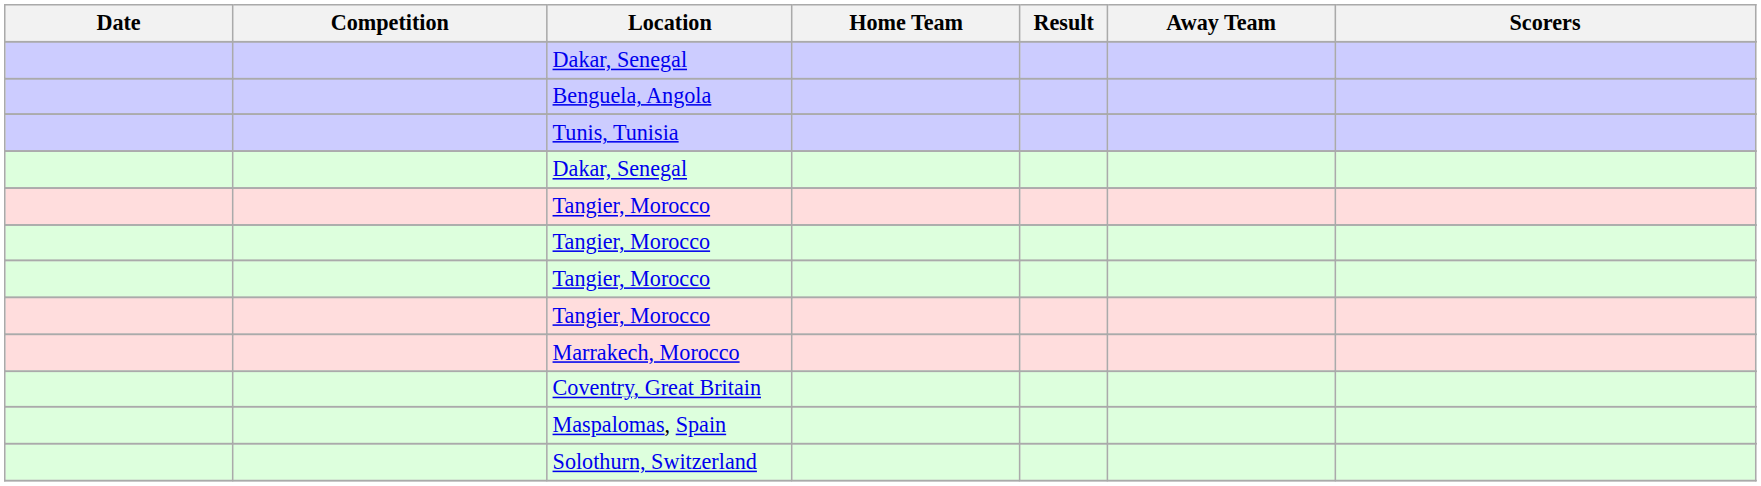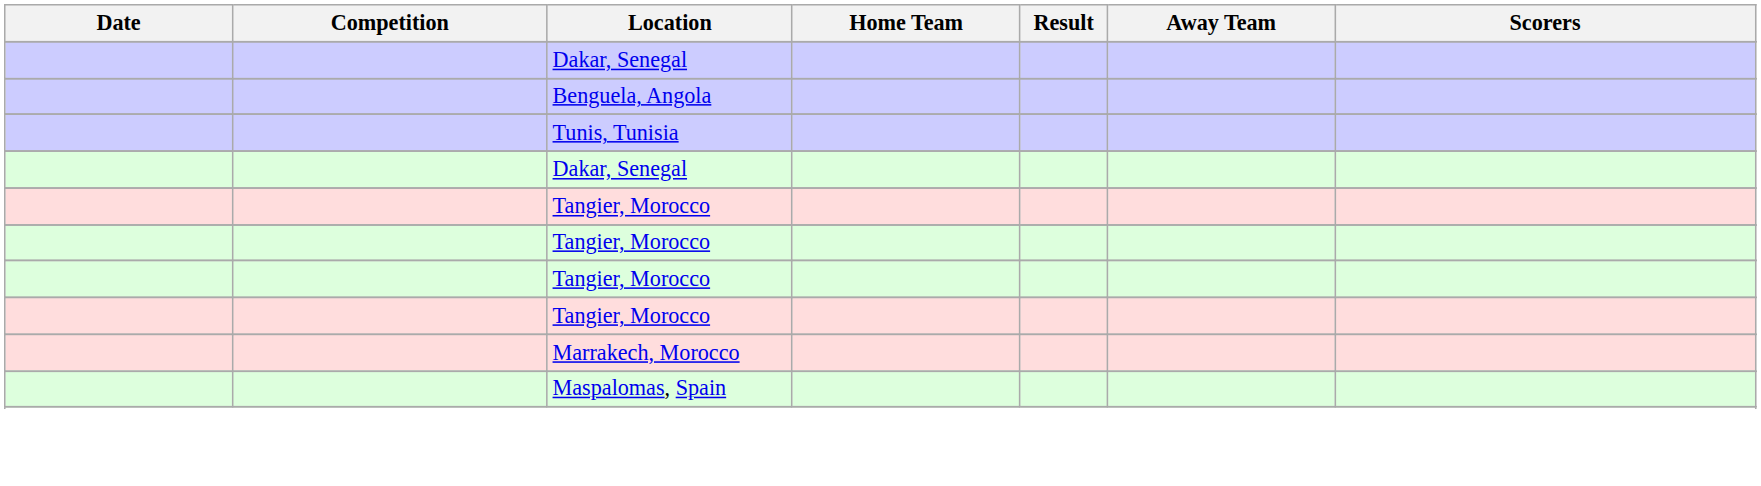- row: (119, 389)
- row: (119, 462)
